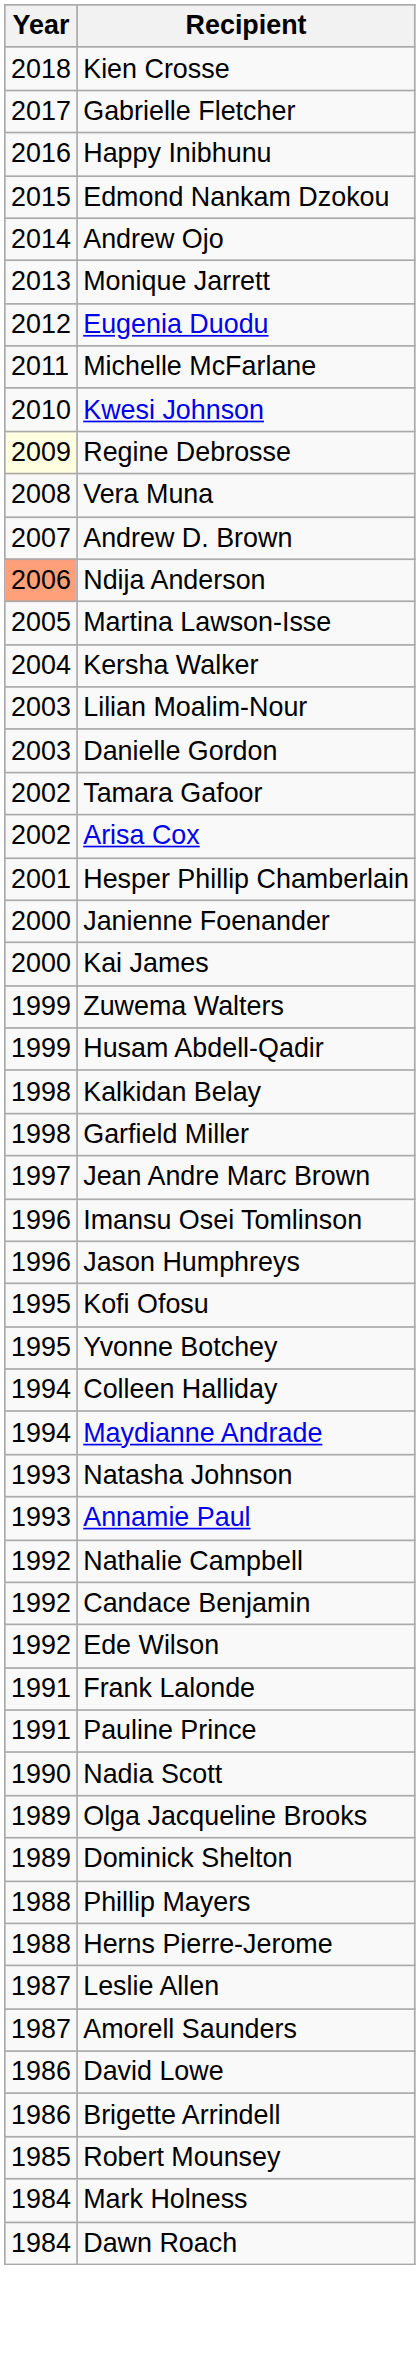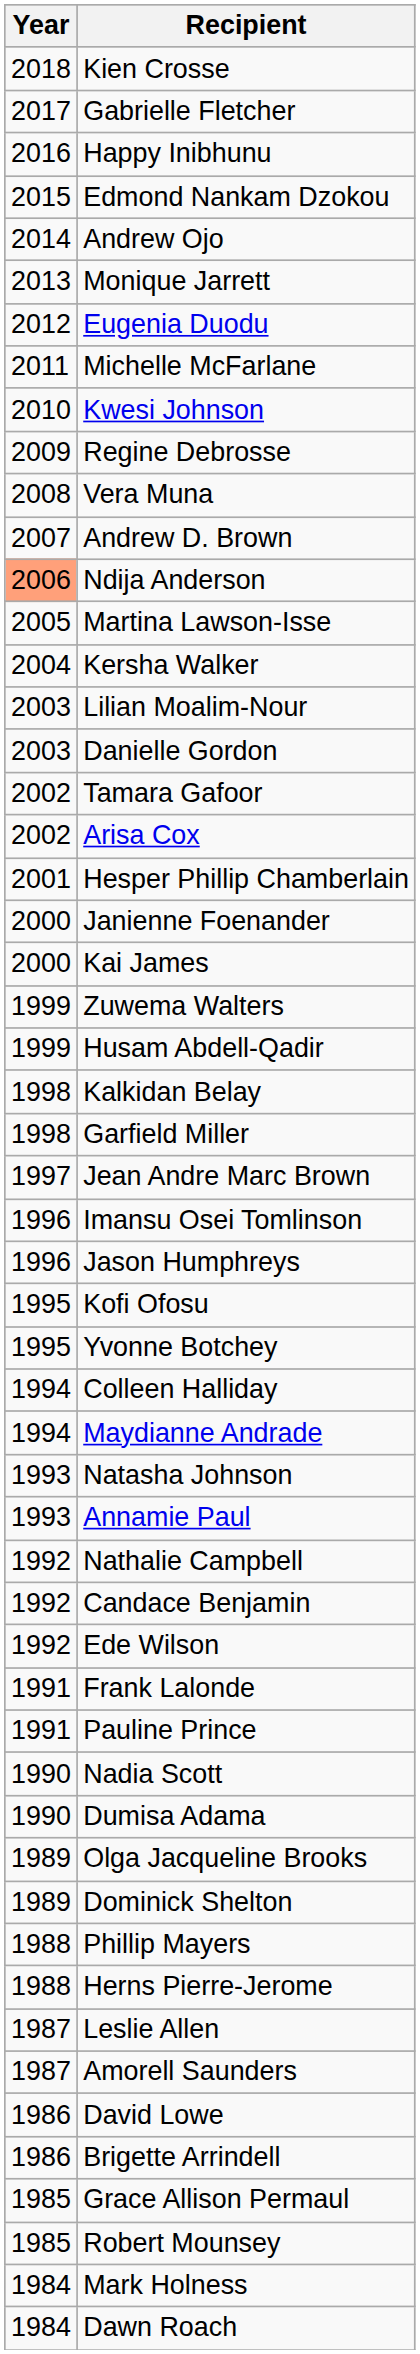(41, 452) lightyellow background -> (41, 452) no background
+ row: (174, 1816)
+ row: (216, 2199)
